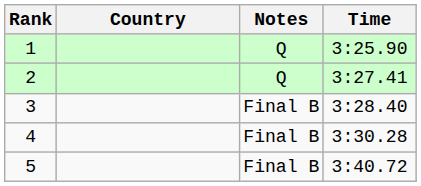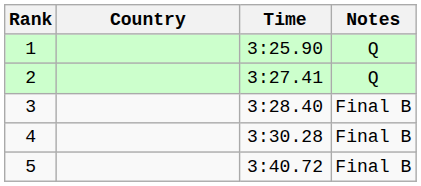columns swapped: (370, 19) <-> (281, 19)
